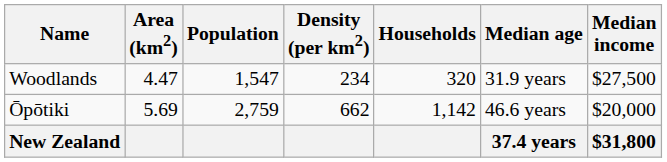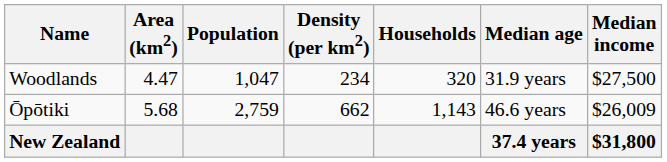(257, 78) 1,547 -> (257, 78) 1,047
(161, 109) 5.69 -> (161, 109) 5.68
(454, 109) 1,142 -> (454, 109) 1,143
(624, 109) $20,000 -> (624, 109) $26,009
